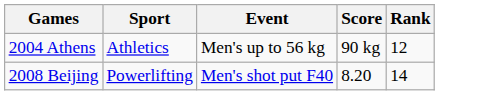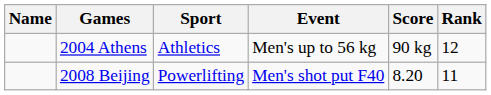+ column: (30, 19)
(399, 76) 14 -> (450, 76) 11
